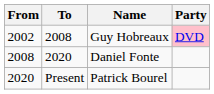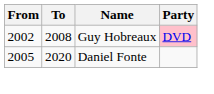(21, 57) 2008 -> (21, 57) 2005
- row: (129, 78)
